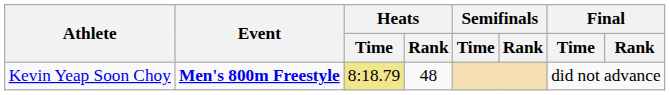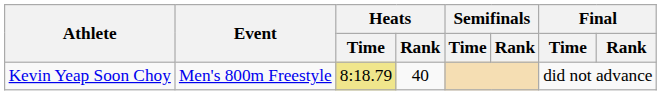(259, 76) bold -> (255, 76) normal
(428, 76) 48 -> (420, 76) 40
